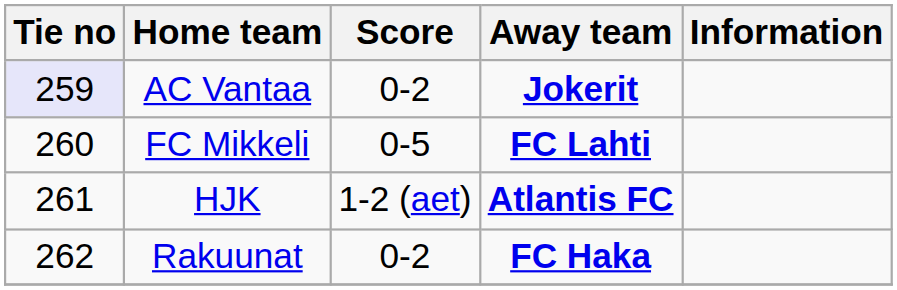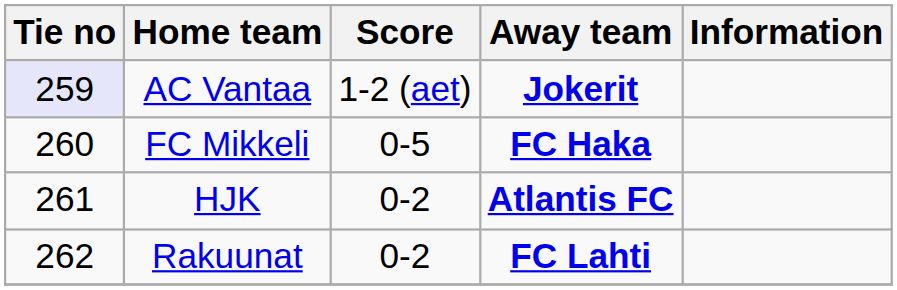(405, 88) 0-2 -> (405, 88) 1-2 (aet)
(581, 144) FC Lahti -> (581, 144) FC Haka
(405, 199) 1-2 (aet) -> (405, 199) 0-2
(581, 255) FC Haka -> (581, 255) FC Lahti
